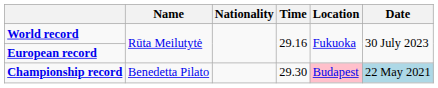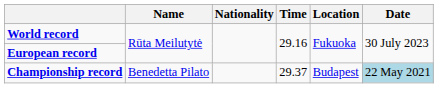(293, 72) 29.30 -> (293, 72) 29.37
(336, 72) pink background -> (336, 72) no background
